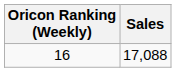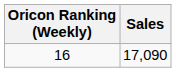(145, 55) 17,088 -> (145, 55) 17,090
